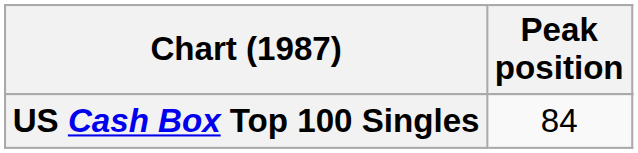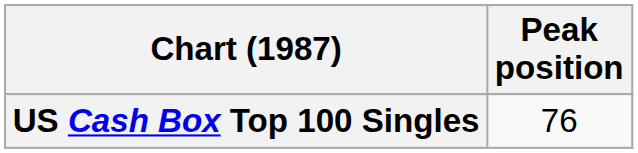(559, 120) 84 -> (559, 120) 76
